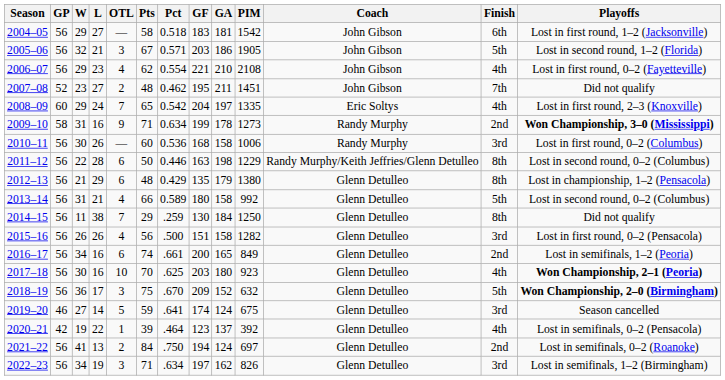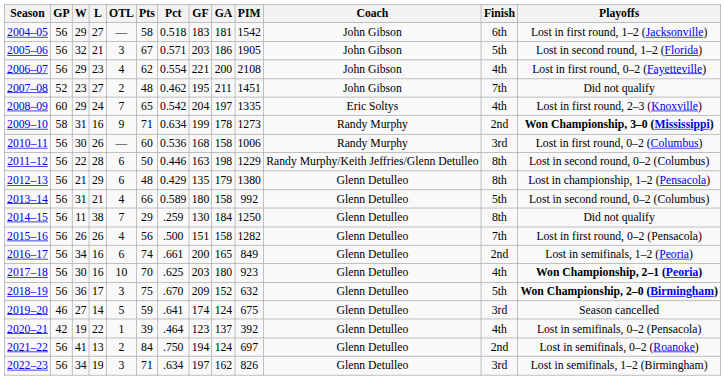(223, 69) 210 -> (223, 69) 200
(499, 236) 3rd -> (499, 236) 7th
